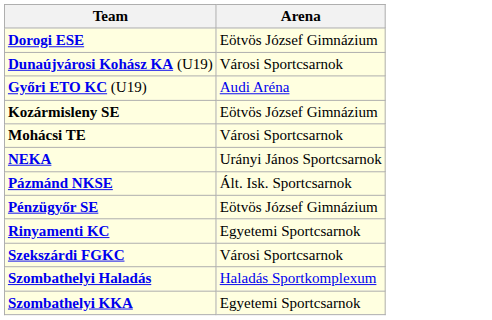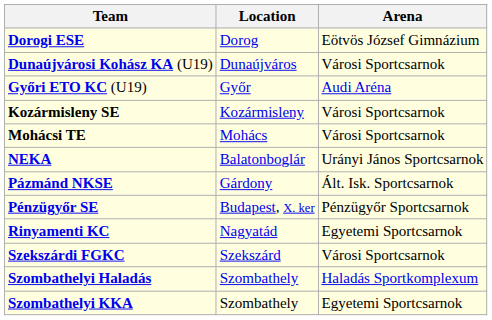+ column: (267, 16)
(299, 111) Eötvös József Gimnázium -> (383, 111) Városi Sportcsarnok
(299, 207) Eötvös József Gimnázium -> (395, 207) Pénzügyőr Sportcsarnok
